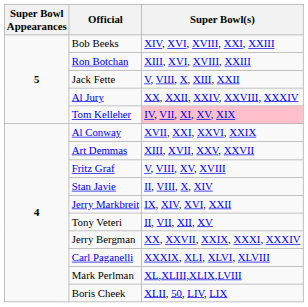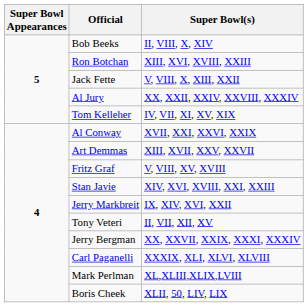(209, 44) XIV, XVI, XVIII, XXI, XXIII -> (179, 44) II, VIII, X, XIV
(190, 115) pink background -> (190, 115) no background
(179, 186) II, VIII, X, XIV -> (209, 186) XIV, XVI, XVIII, XXI, XXIII
